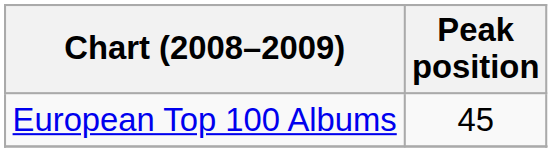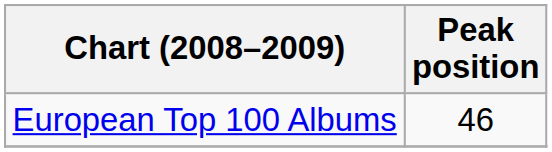(476, 119) 45 -> (476, 119) 46
